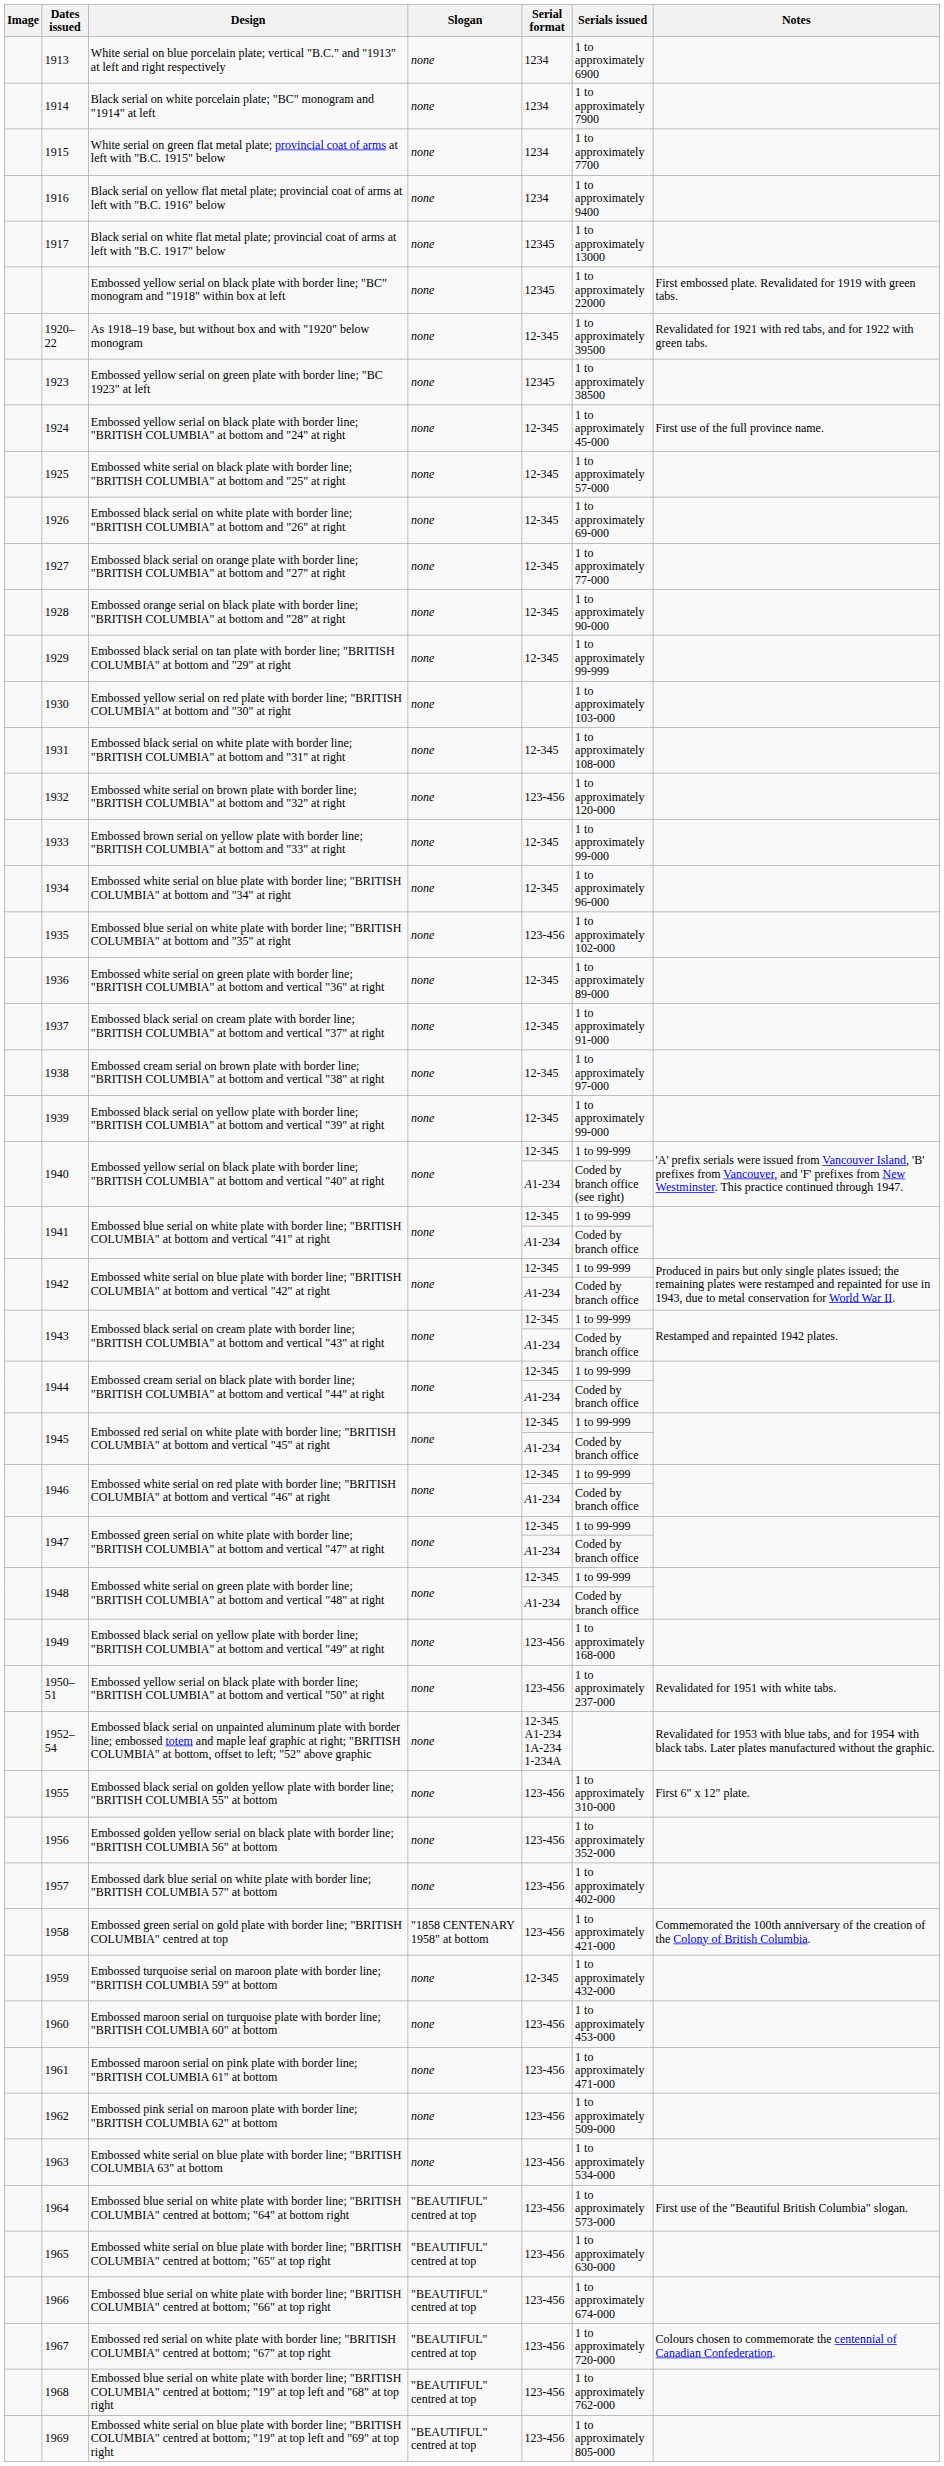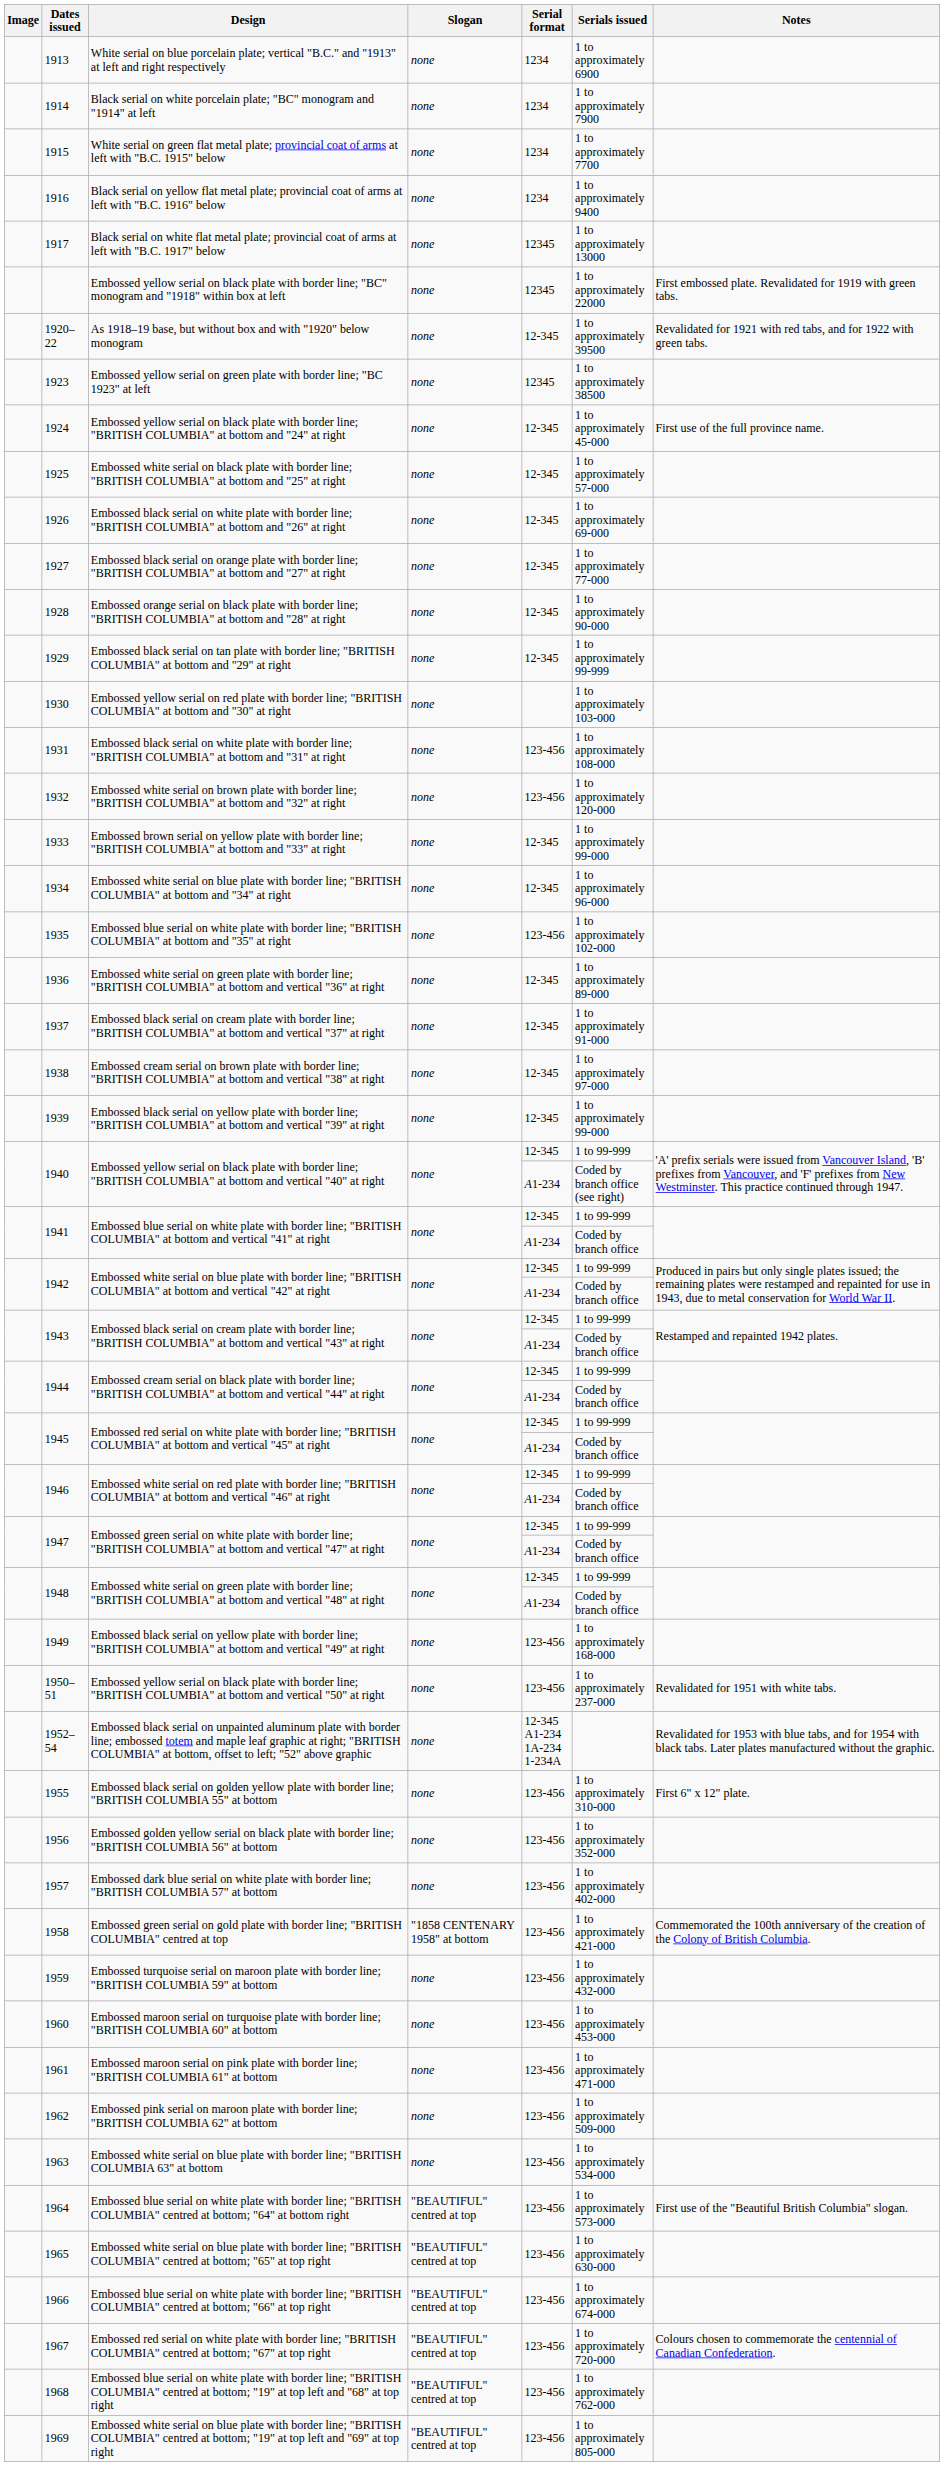(542, 750) 12-345 -> (545, 750) 123-456
(542, 1978) 12-345 -> (545, 1978) 123-456
